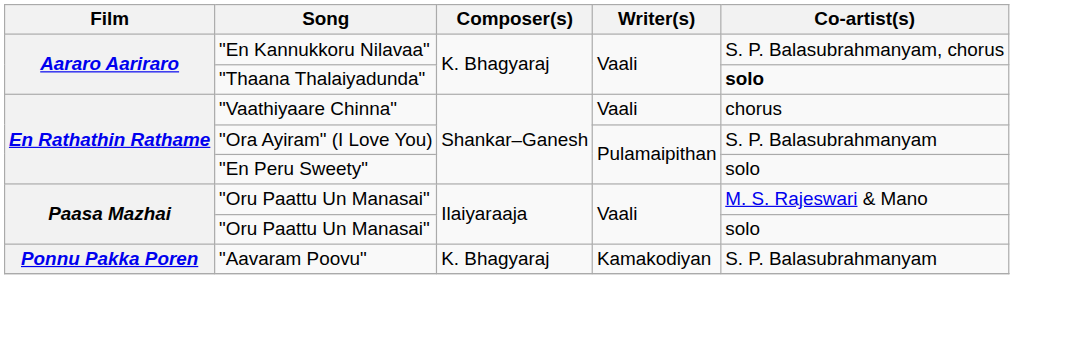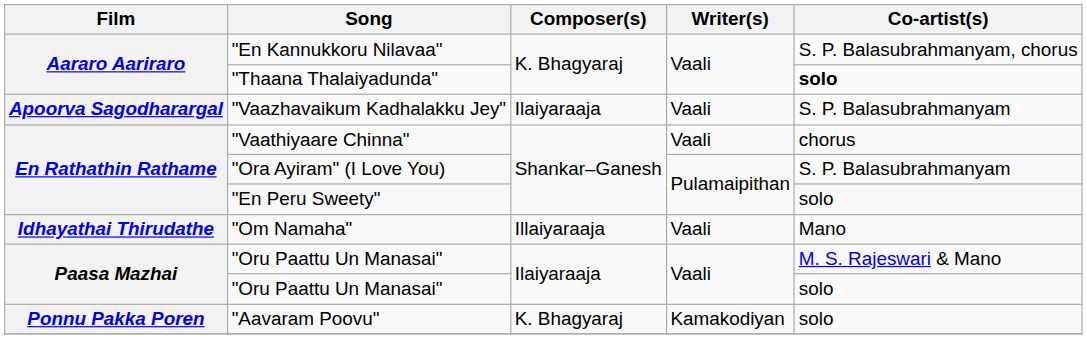+ row: (116, 109)
+ row: (116, 229)
(831, 259) S. P. Balasubrahmanyam -> (816, 318) solo
